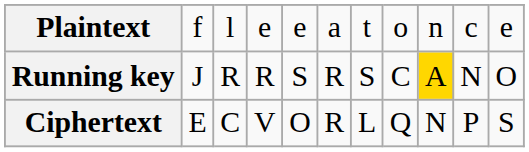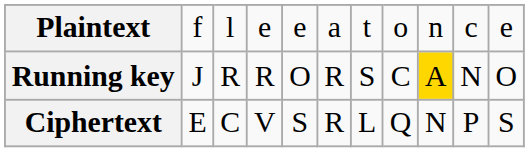(300, 75) S -> (300, 75) O
(300, 122) O -> (300, 122) S
